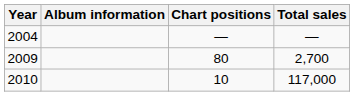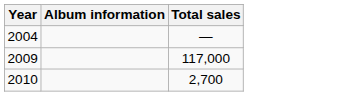- column: (221, 15)
(312, 58) 2,700 -> (206, 58) 117,000
(312, 79) 117,000 -> (206, 79) 2,700
